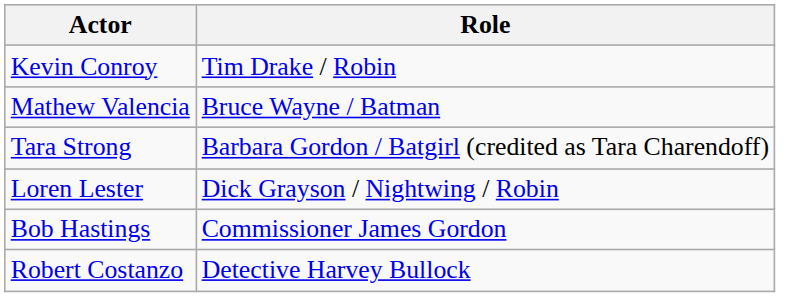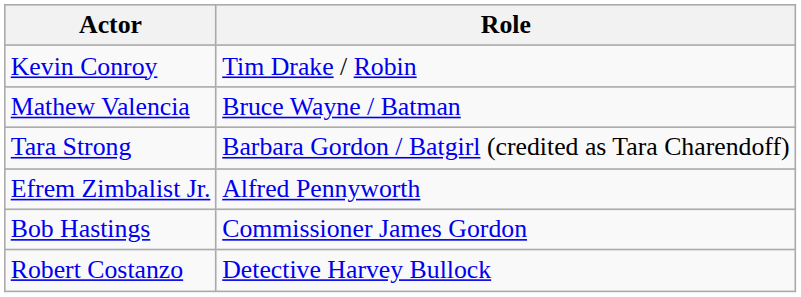- row: (77, 188)
+ row: (111, 188)
